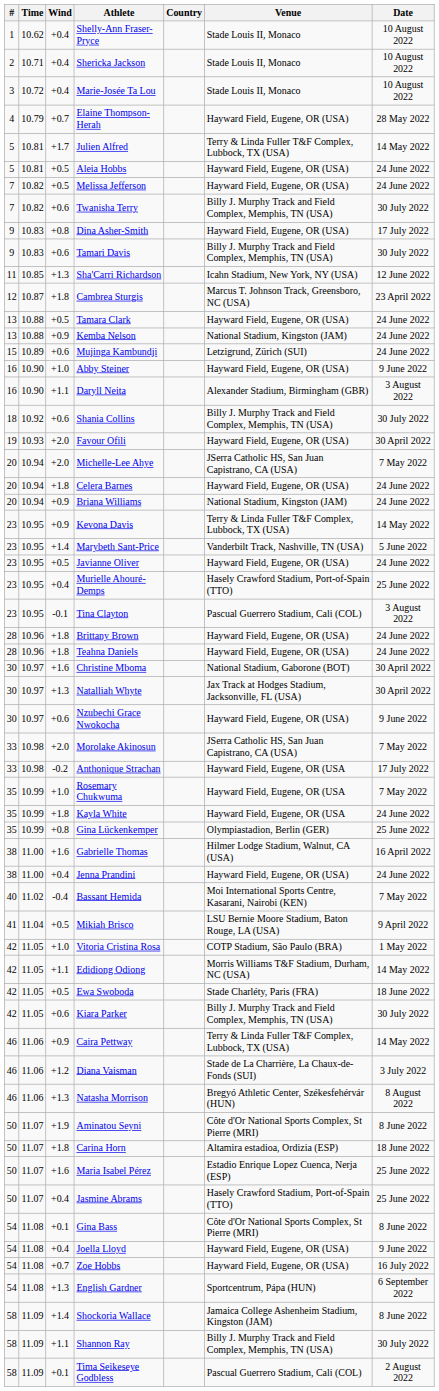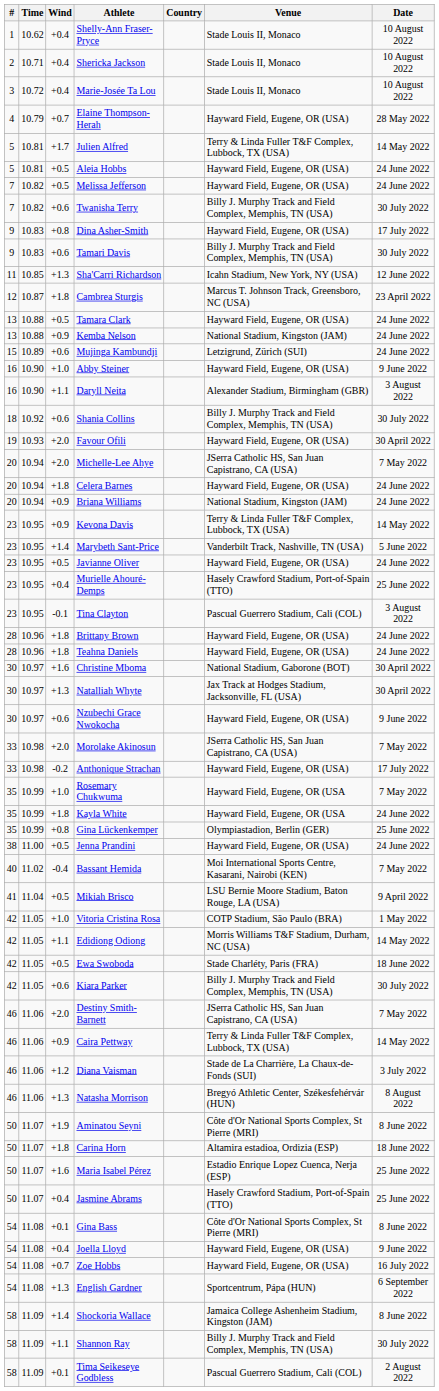(276, 769) Hayward Field, Eugene, OR (USA -> (278, 769) Hayward Field, Eugene, OR (USA)
- row: (112, 852)
(60, 875) +0.4 -> (60, 846) +0.5
+ row: (107, 1014)
